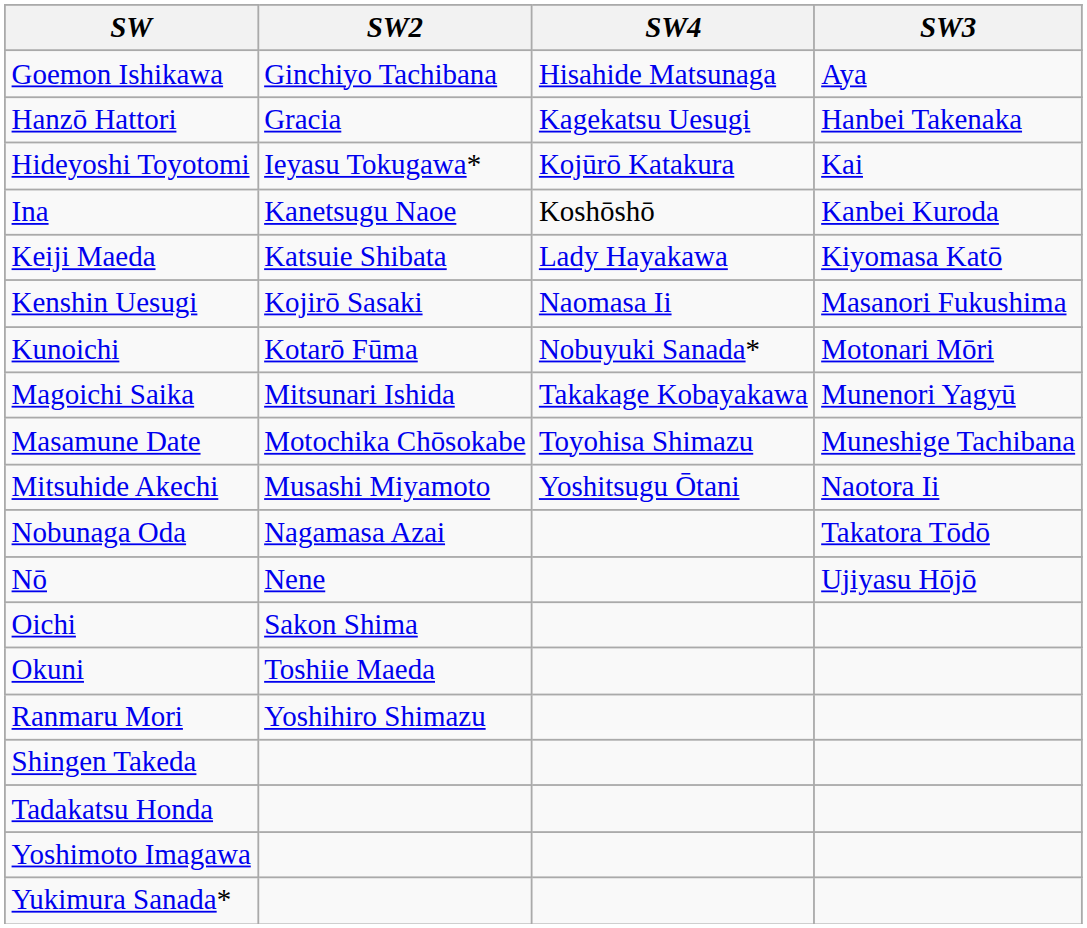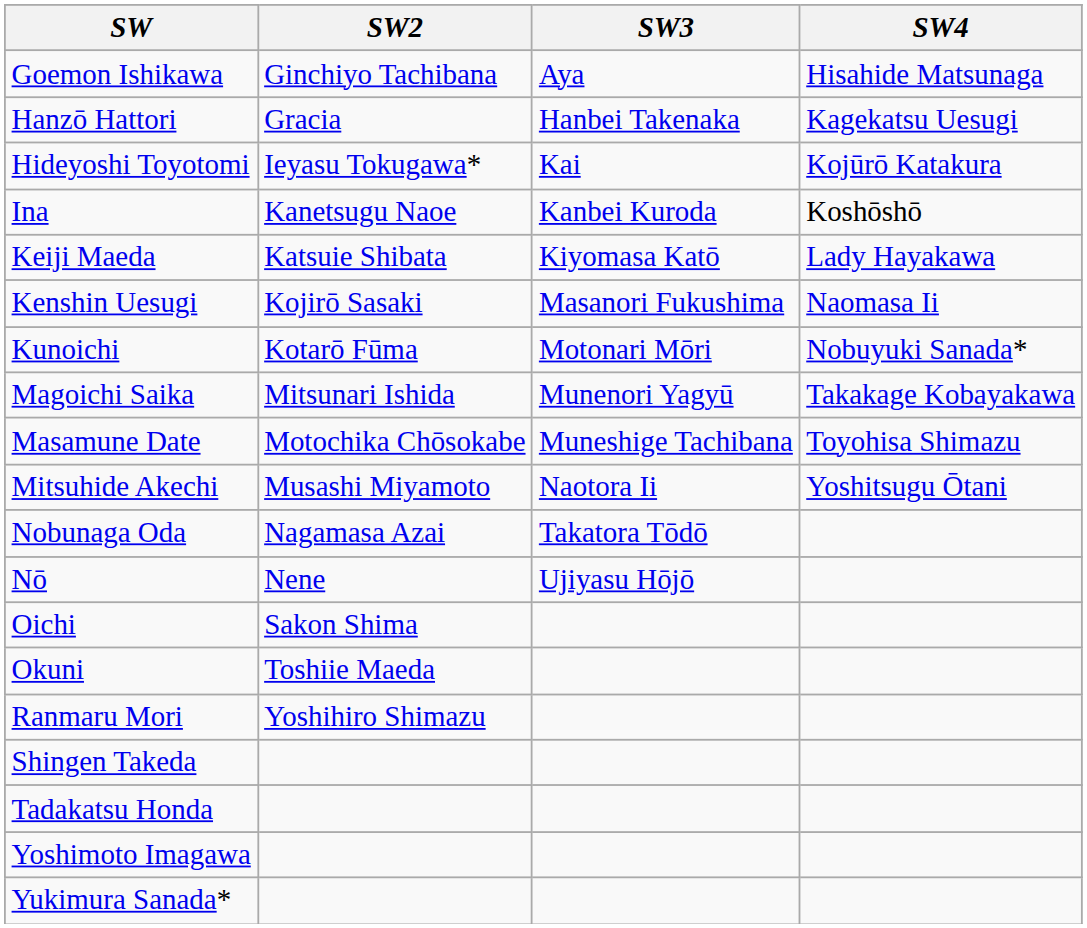columns swapped: (948, 27) <-> (673, 27)
